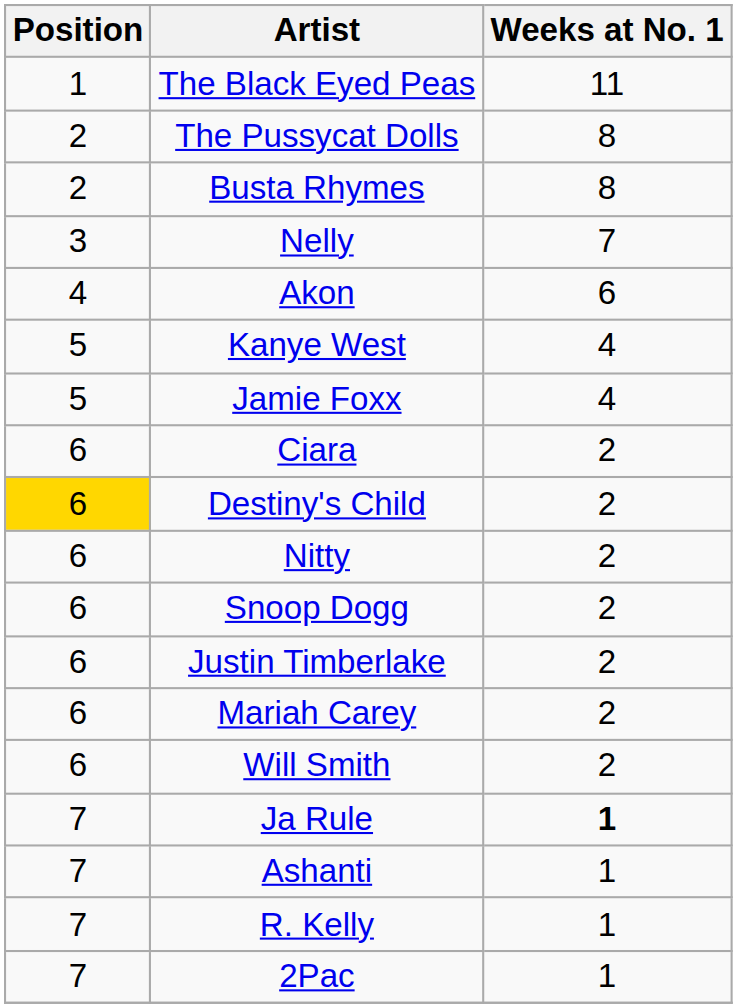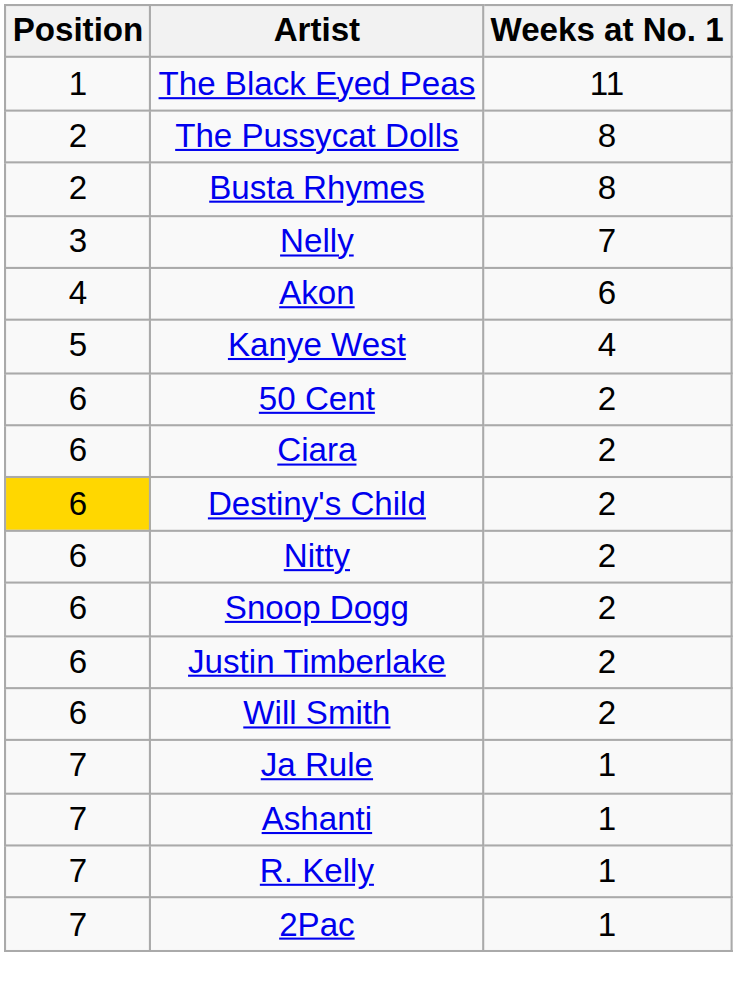- row: (317, 398)
+ row: (317, 398)
- row: (317, 713)
(607, 818) bold -> (607, 766) normal
